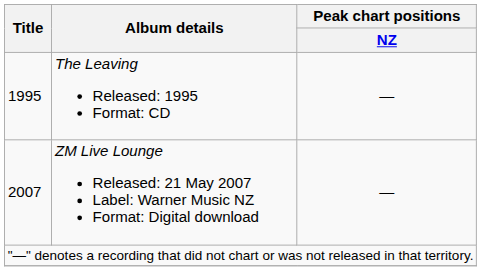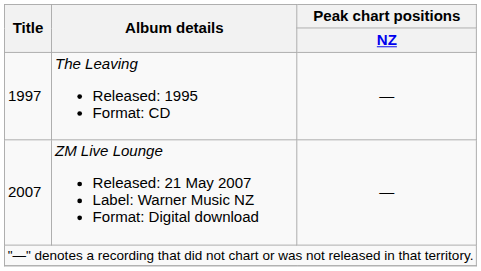(25, 96) 1995 -> (25, 96) 1997
